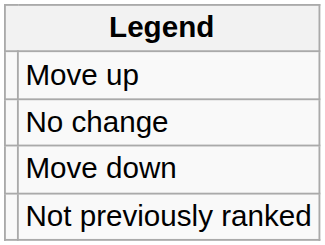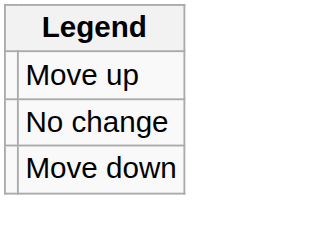- row: (169, 215)
